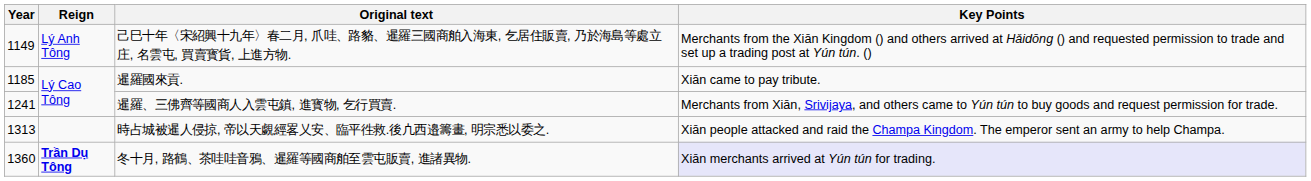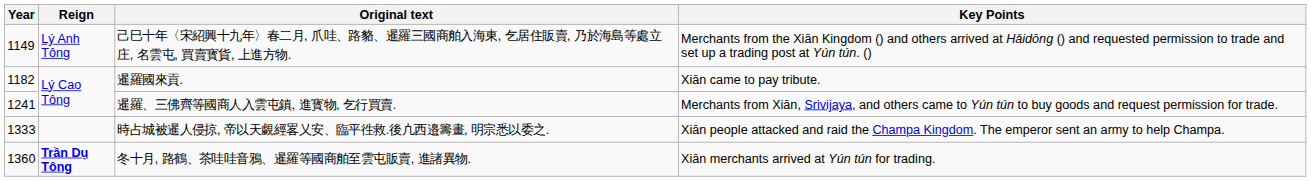(21, 80) 1185 -> (21, 80) 1182
(21, 130) 1313 -> (21, 130) 1333
(808, 159) lavender background -> (808, 159) no background
